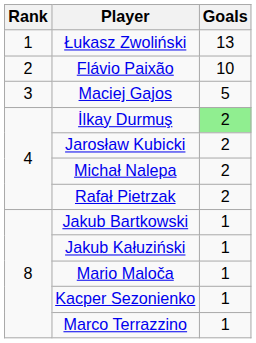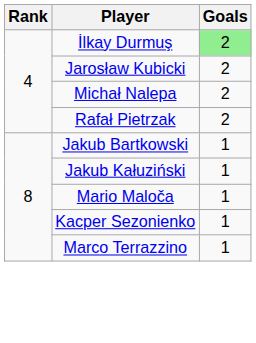- row: (125, 42)
- row: (125, 68)
- row: (125, 94)
